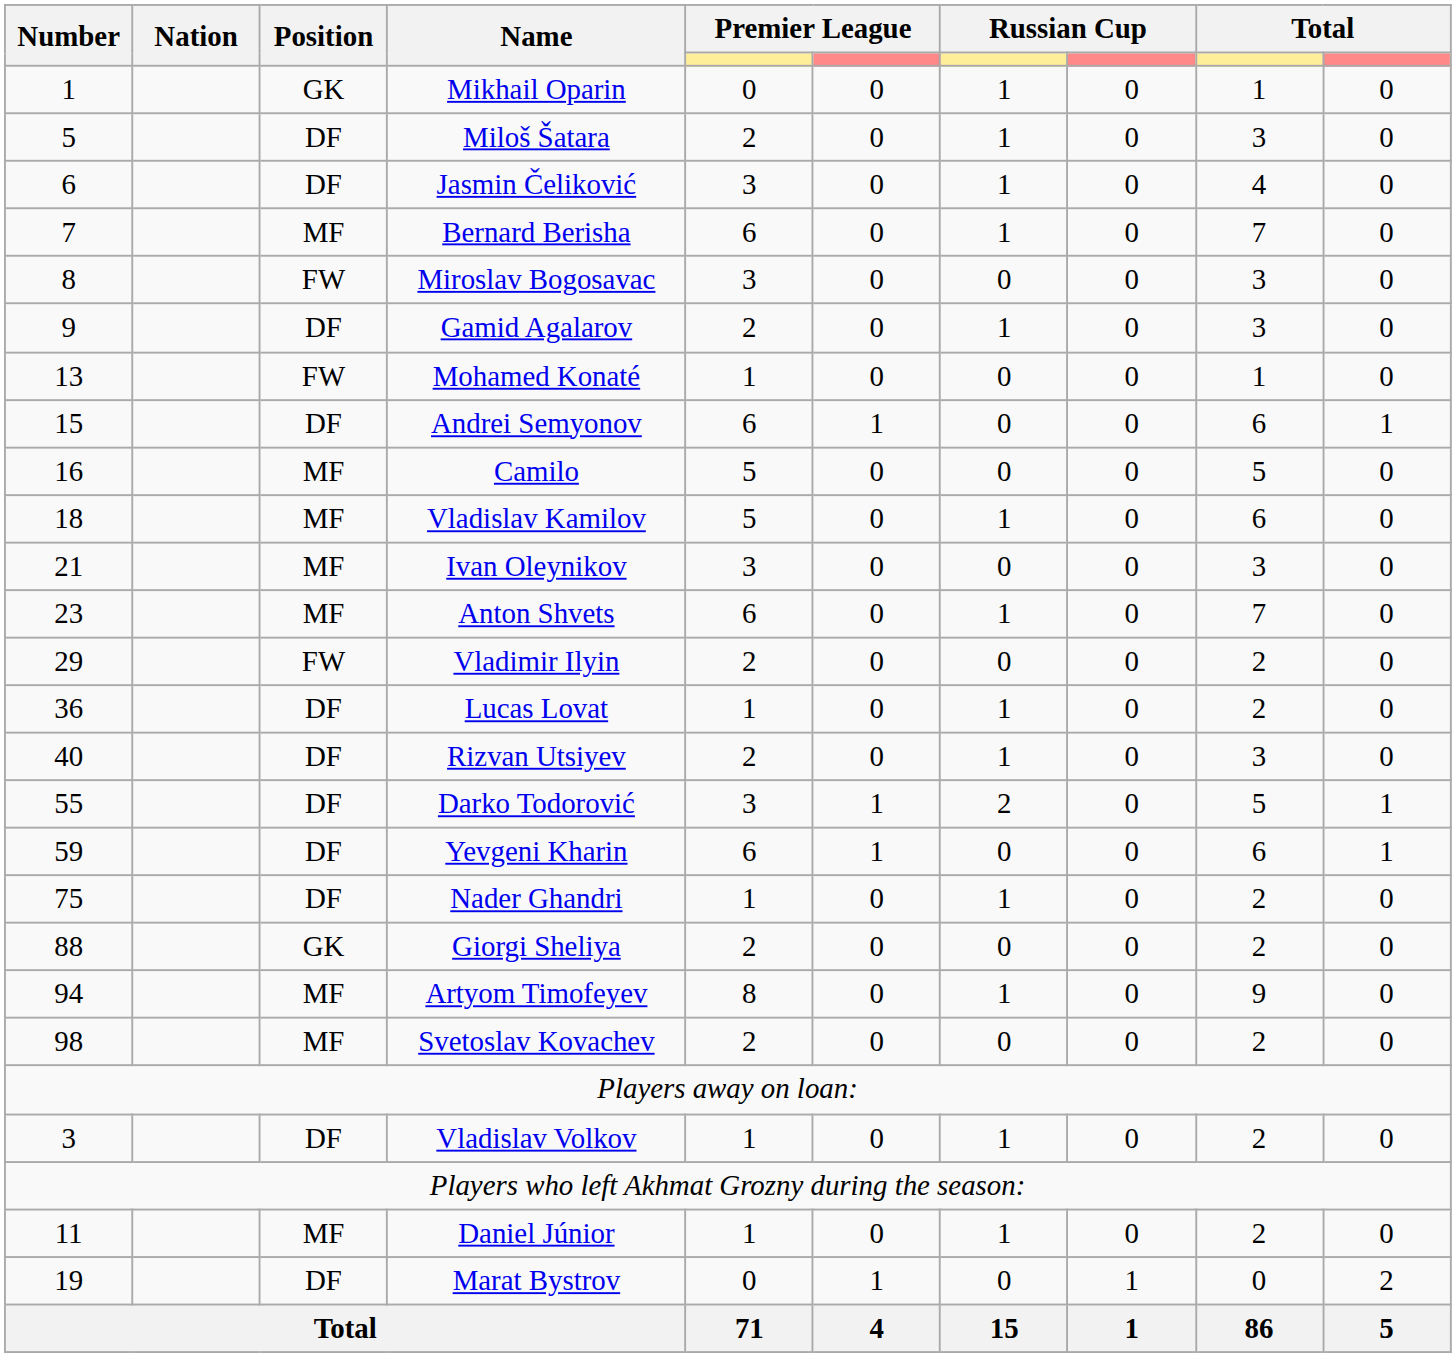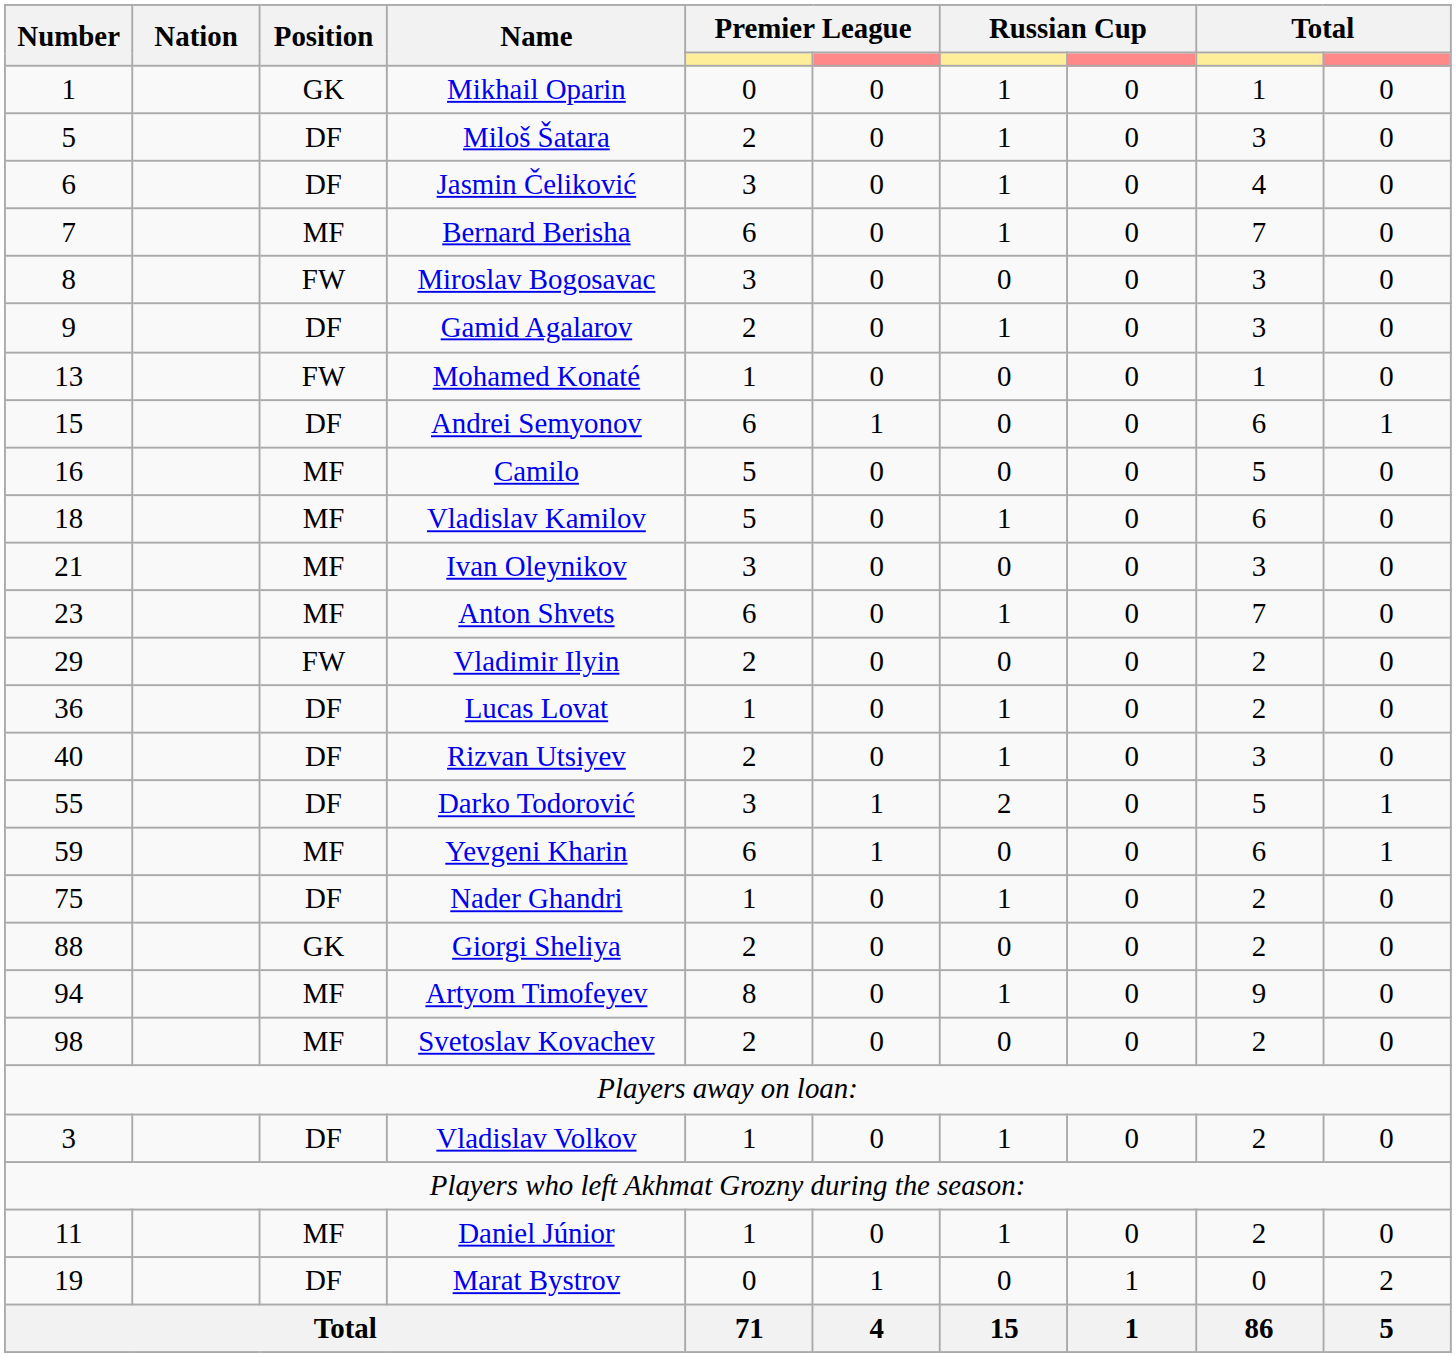(323, 851) DF -> (323, 851) MF
